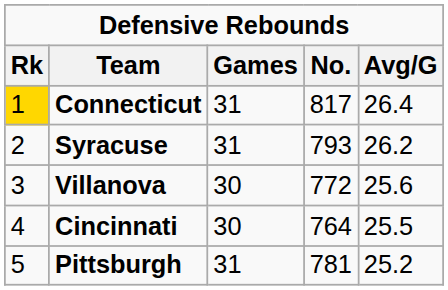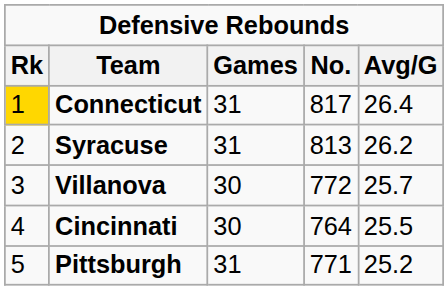(331, 145) 793 -> (331, 145) 813
(388, 185) 25.6 -> (388, 185) 25.7
(331, 266) 781 -> (331, 266) 771
